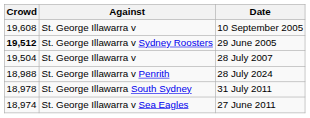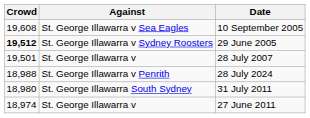(89, 27) St. George Illawarra v -> (115, 27) St. George Illawarra v Sea Eagles
(21, 58) 19,504 -> (21, 58) 19,501
(21, 89) 18,978 -> (21, 89) 18,980
(115, 105) St. George Illawarra v Sea Eagles -> (89, 105) St. George Illawarra v
